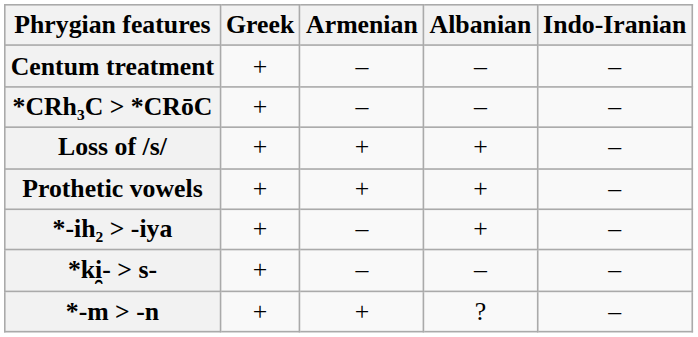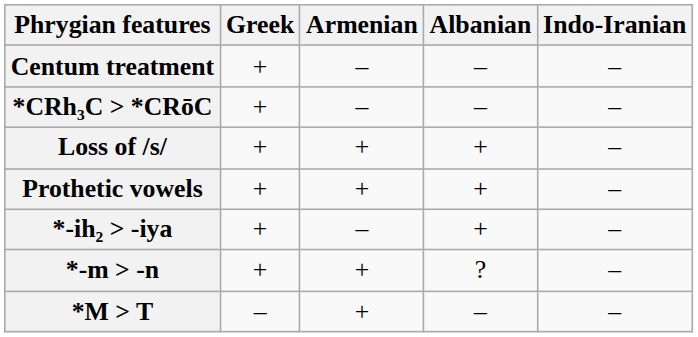- row: (112, 270)
+ row: (112, 310)
